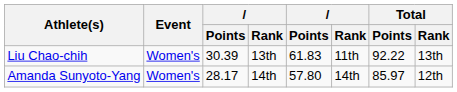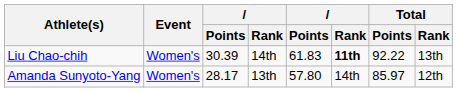(264, 55) 13th -> (264, 55) 14th
(347, 55) normal -> (348, 55) bold
(264, 76) 14th -> (264, 76) 13th
